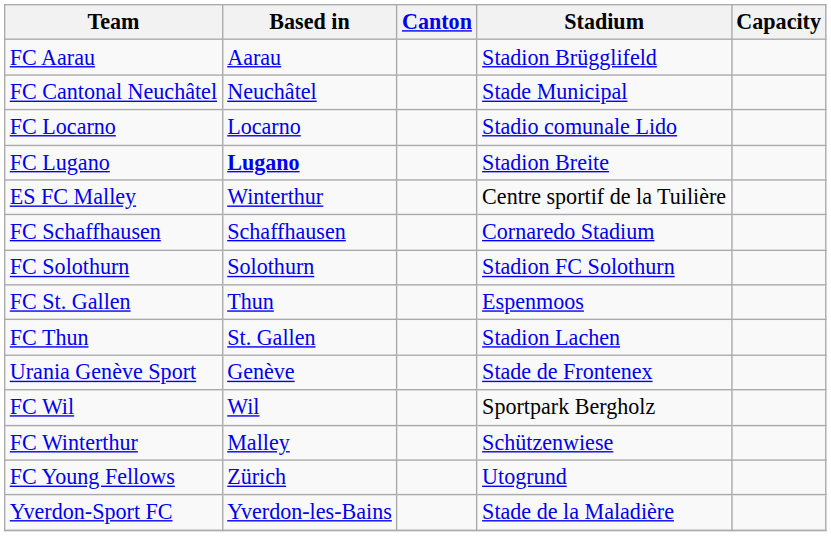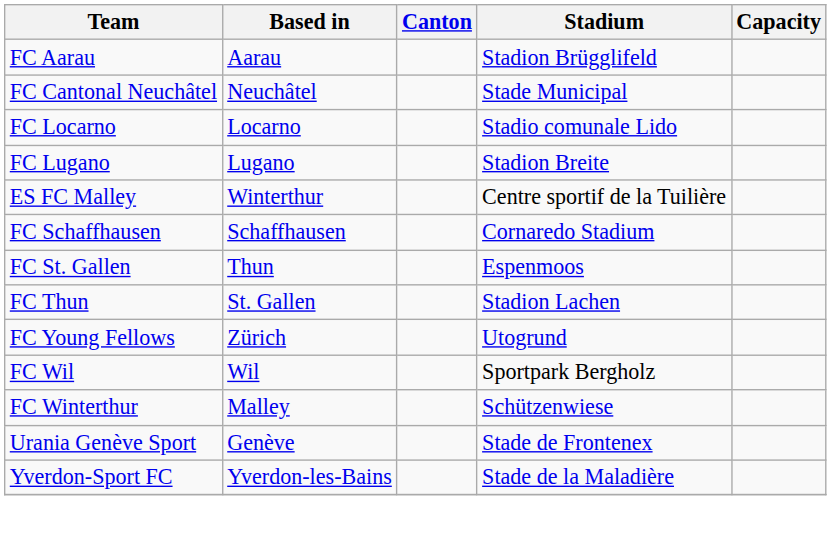(263, 162) bold -> (261, 162) normal
- row: (70, 267)
rows swapped: (103, 372) <-> (92, 477)
